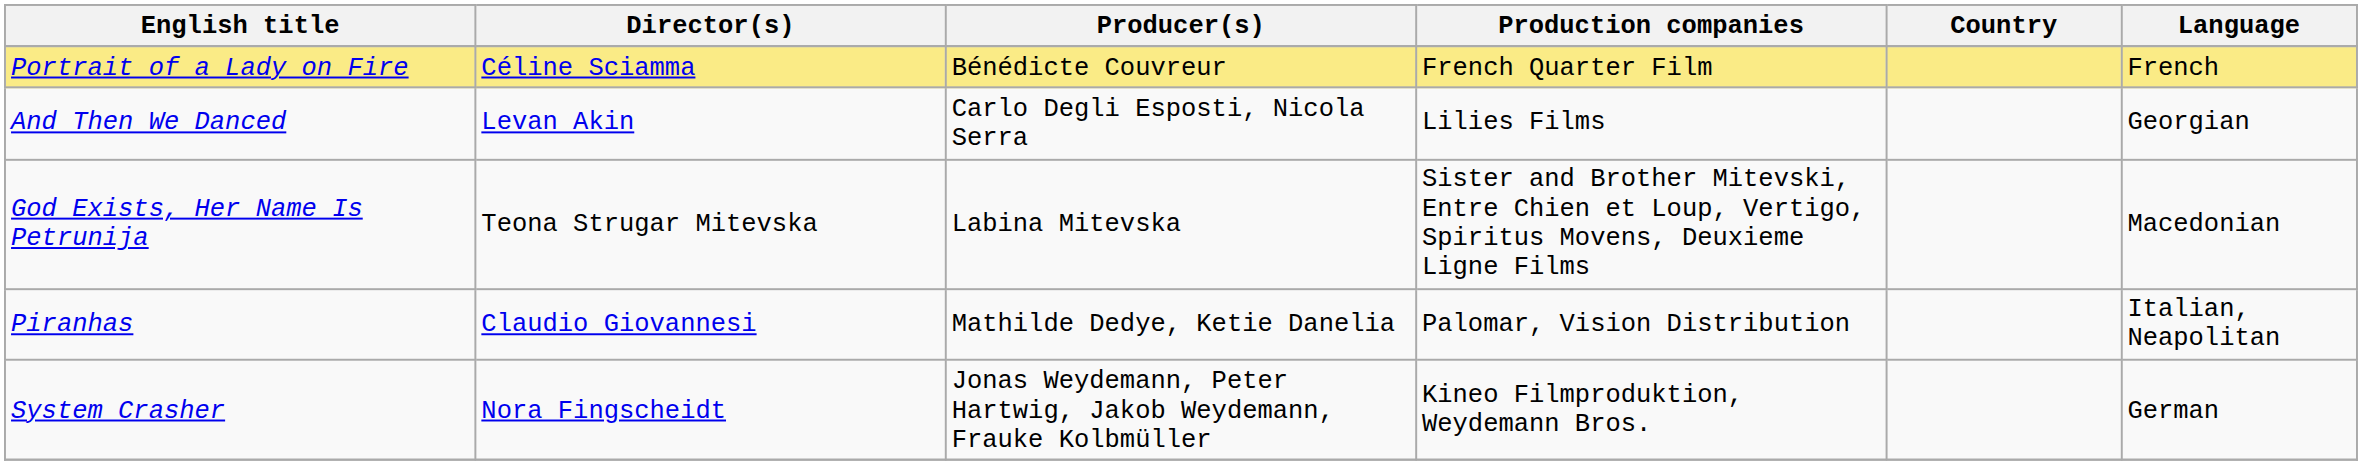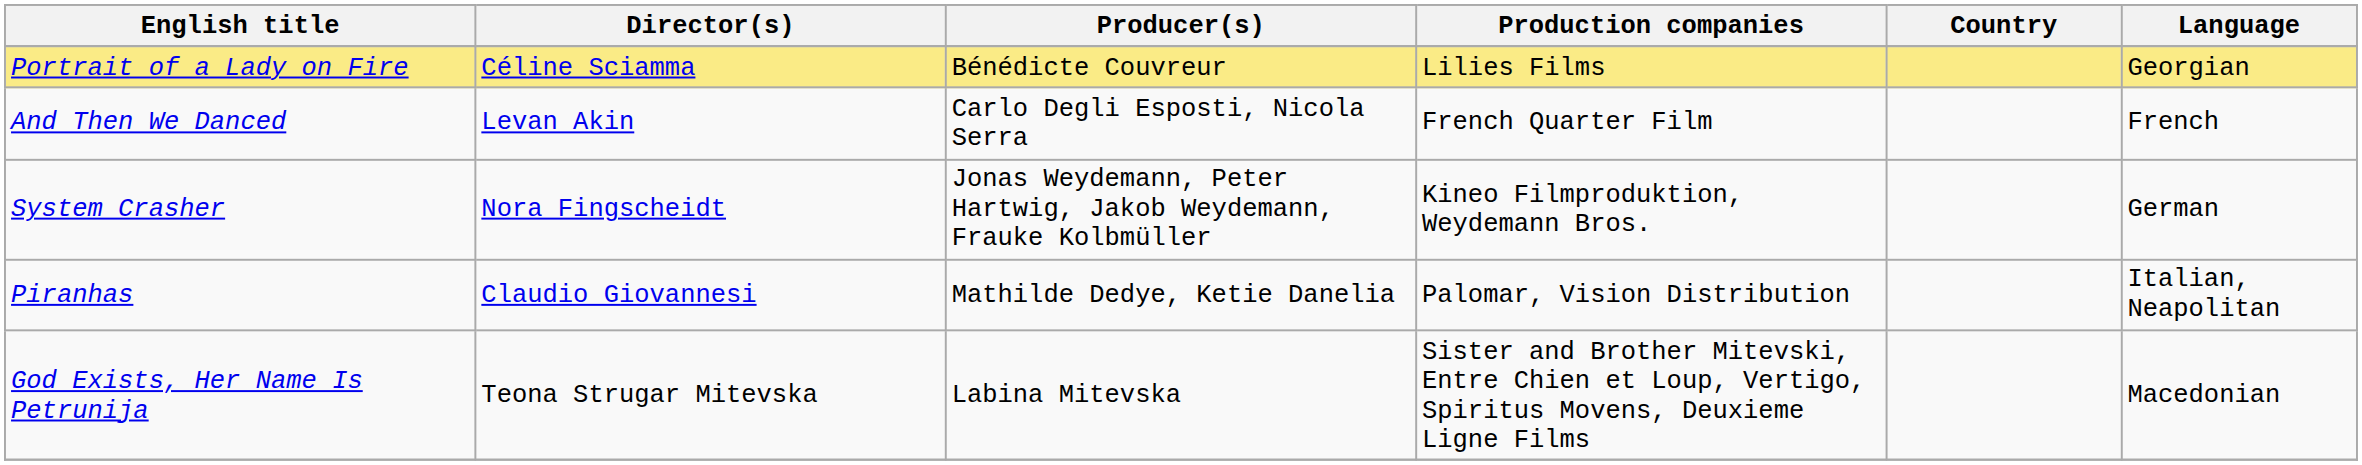(1567, 67) French Quarter Film -> (1514, 67) Lilies Films
(2173, 67) French -> (2189, 67) Georgian
(1514, 123) Lilies Films -> (1567, 123) French Quarter Film
(2189, 123) Georgian -> (2173, 123) French
rows swapped: (187, 224) <-> (118, 410)
